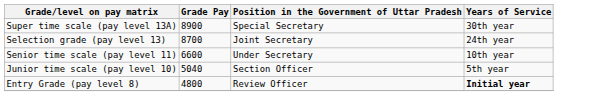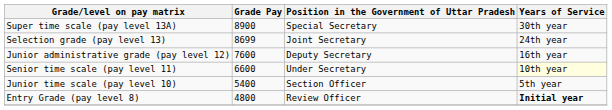(192, 40) 8700 -> (245, 40) 8699
+ row: (118, 55)
(490, 55) no background -> (543, 69) lightyellow background
(192, 69) 5040 -> (245, 84) 5400
